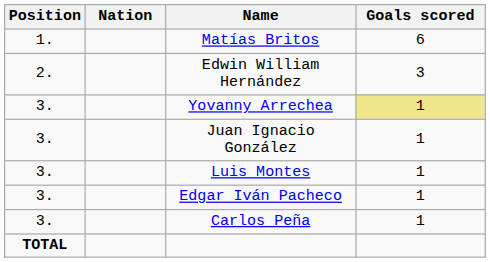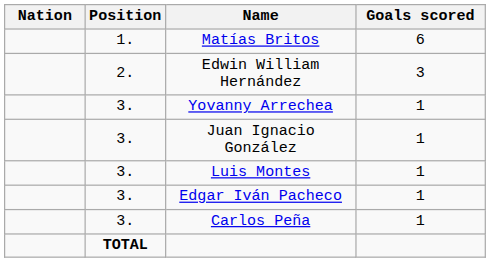columns swapped: (45, 17) <-> (125, 17)
(420, 107) khaki background -> (420, 107) no background
